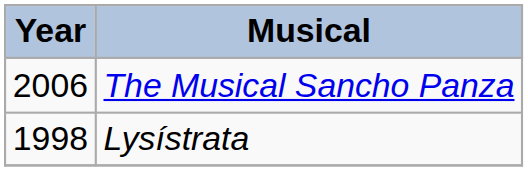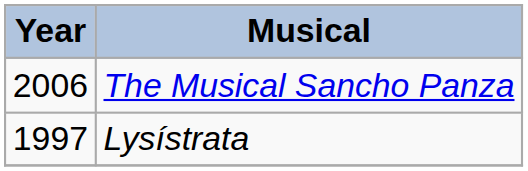(50, 138) 1998 -> (50, 138) 1997
